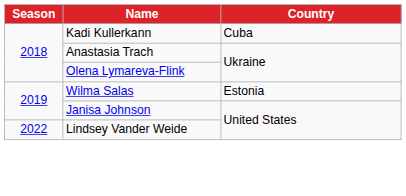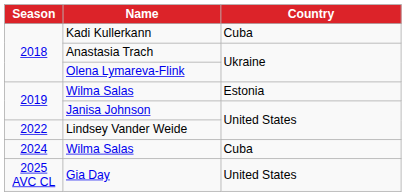+ row: (34, 149)
+ row: (34, 175)
